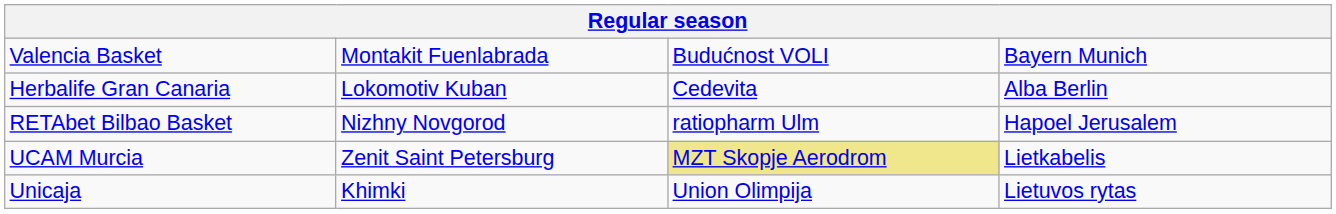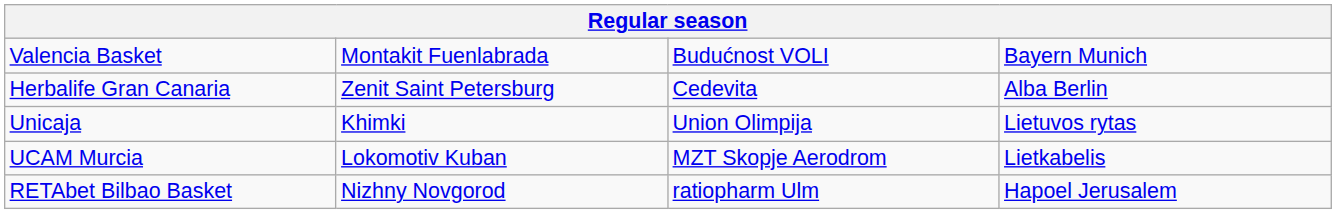(424, 89) Lokomotiv Kuban -> (448, 89) Zenit Saint Petersburg
rows swapped: (45, 191) <-> (121, 123)
(448, 157) Zenit Saint Petersburg -> (424, 157) Lokomotiv Kuban
(780, 157) khaki background -> (780, 157) no background
